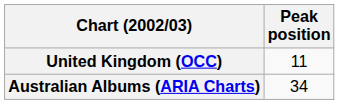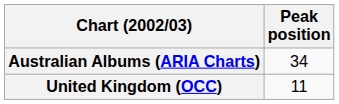rows swapped: (134, 86) <-> (134, 61)
